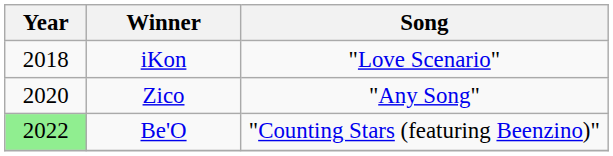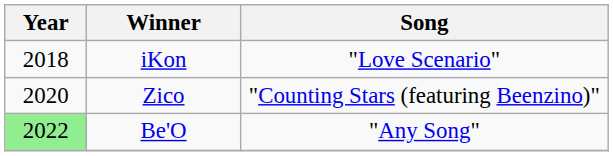(424, 95) "Any Song" -> (424, 95) "Counting Stars (featuring Beenzino)"
(424, 131) "Counting Stars (featuring Beenzino)" -> (424, 131) "Any Song"
